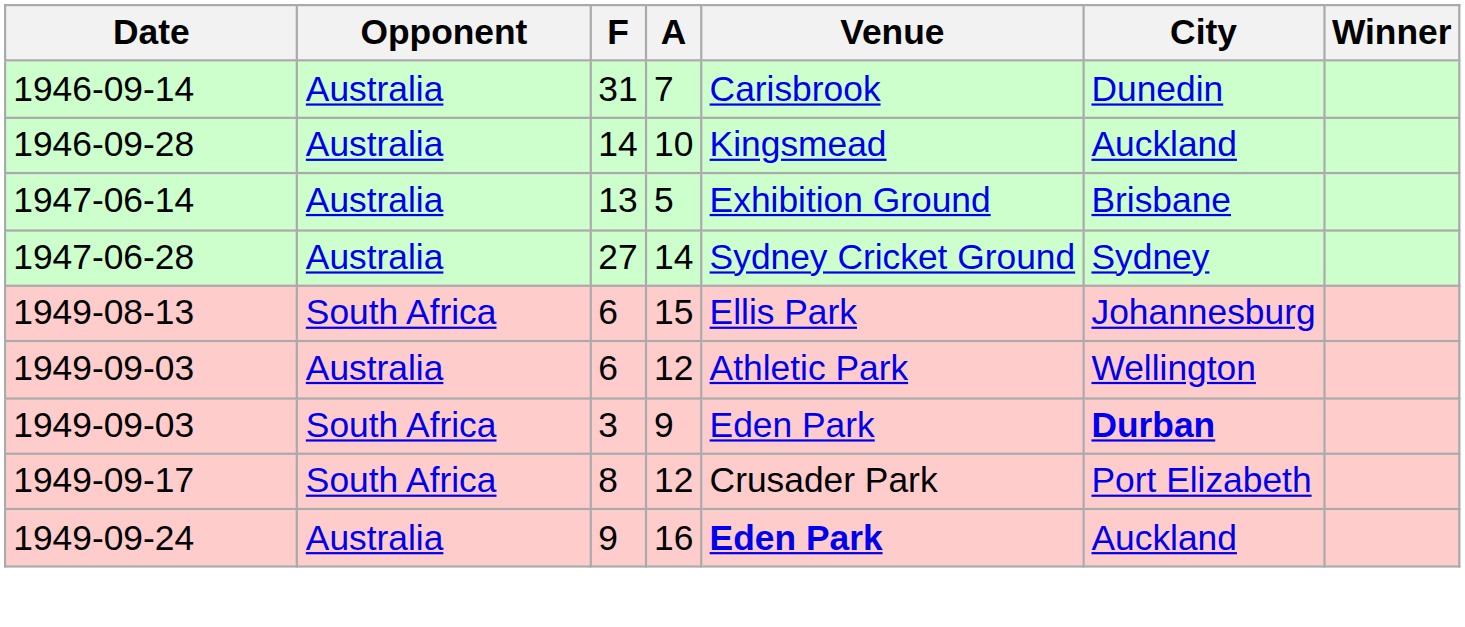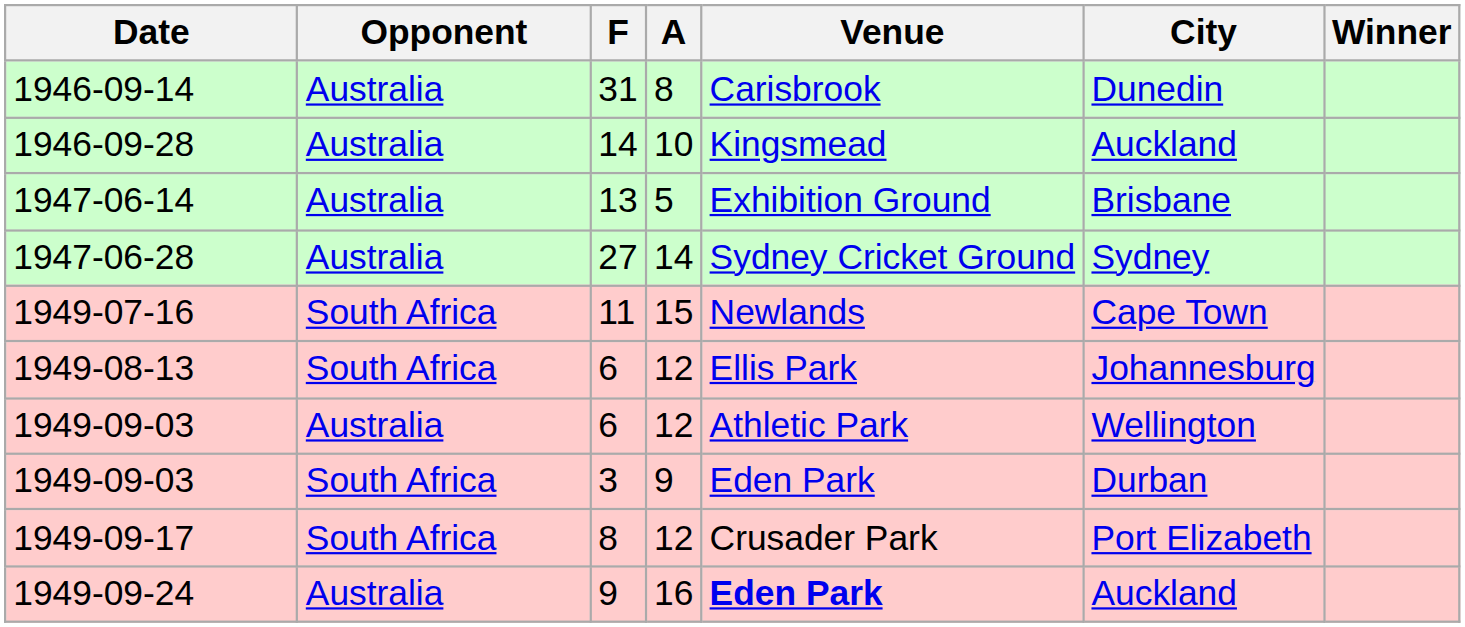(664, 88) 7 -> (664, 88) 8
+ row: (104, 312)
(674, 312) 15 -> (674, 369) 12
(1153, 425) bold -> (1149, 481) normal
